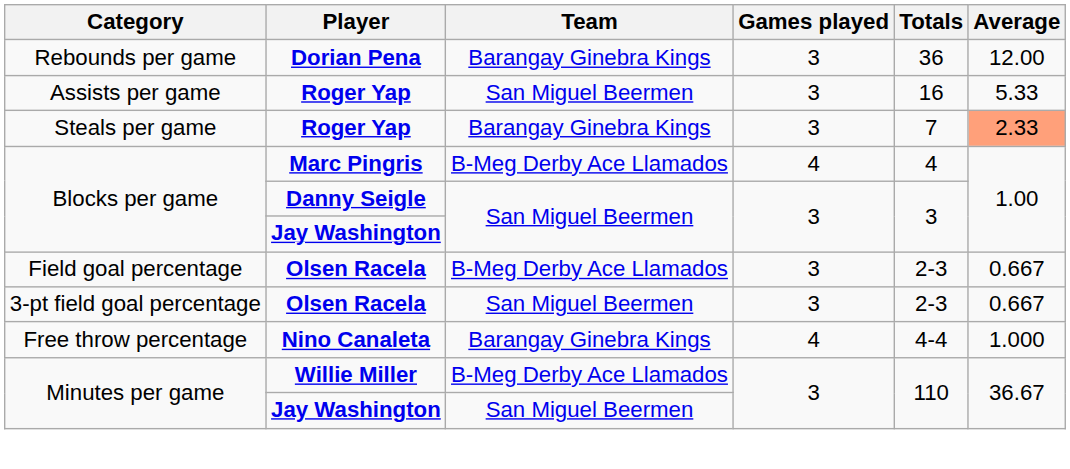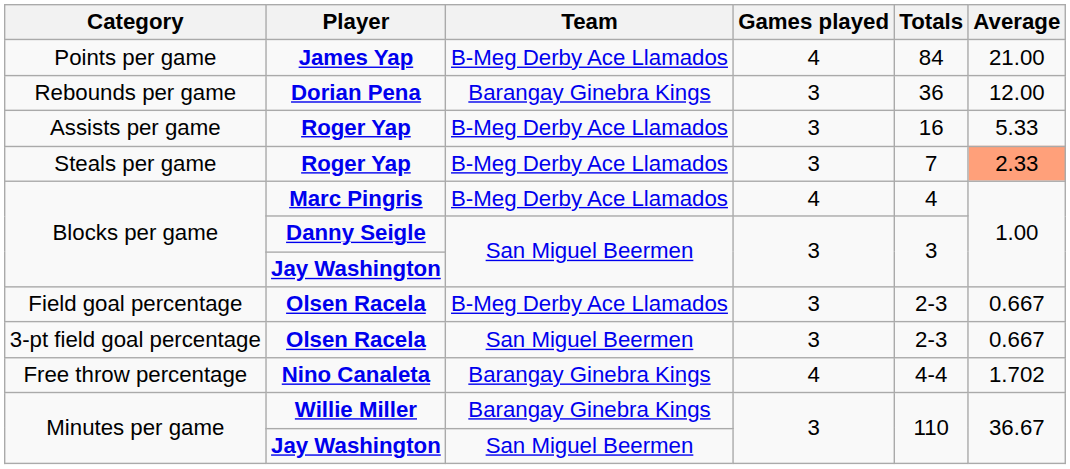+ row: (135, 57)
(589, 92) San Miguel Beermen -> (589, 127) B-Meg Derby Ace Llamados
(589, 127) Barangay Ginebra Kings -> (589, 163) B-Meg Derby Ace Llamados
(1017, 339) 1.000 -> (1017, 374) 1.702
(589, 374) B-Meg Derby Ace Llamados -> (589, 410) Barangay Ginebra Kings
